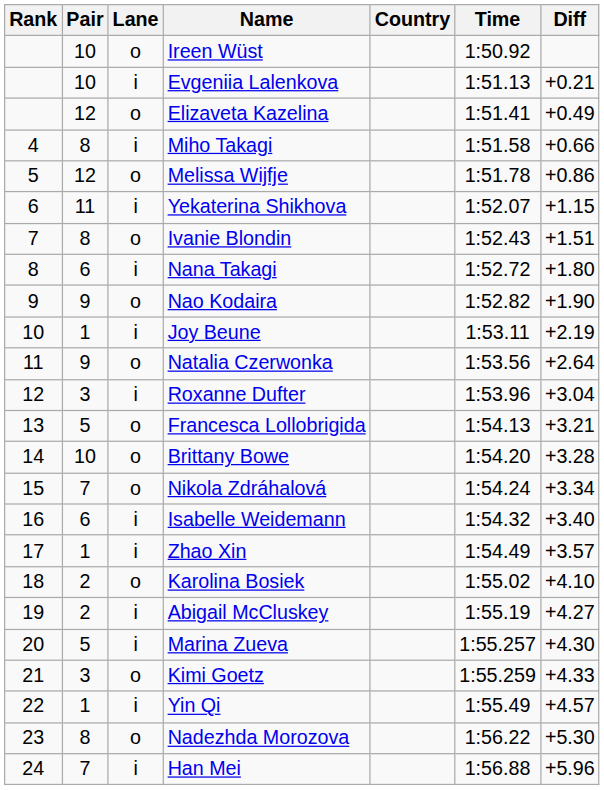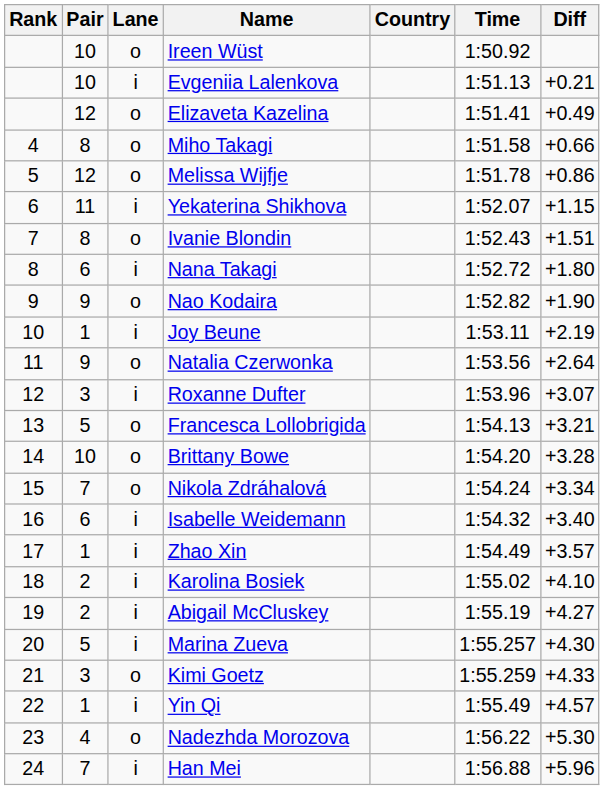(136, 144) i -> (136, 144) o
(570, 394) +3.04 -> (570, 394) +3.07
(136, 581) o -> (136, 581) i
(85, 737) 8 -> (85, 737) 4
